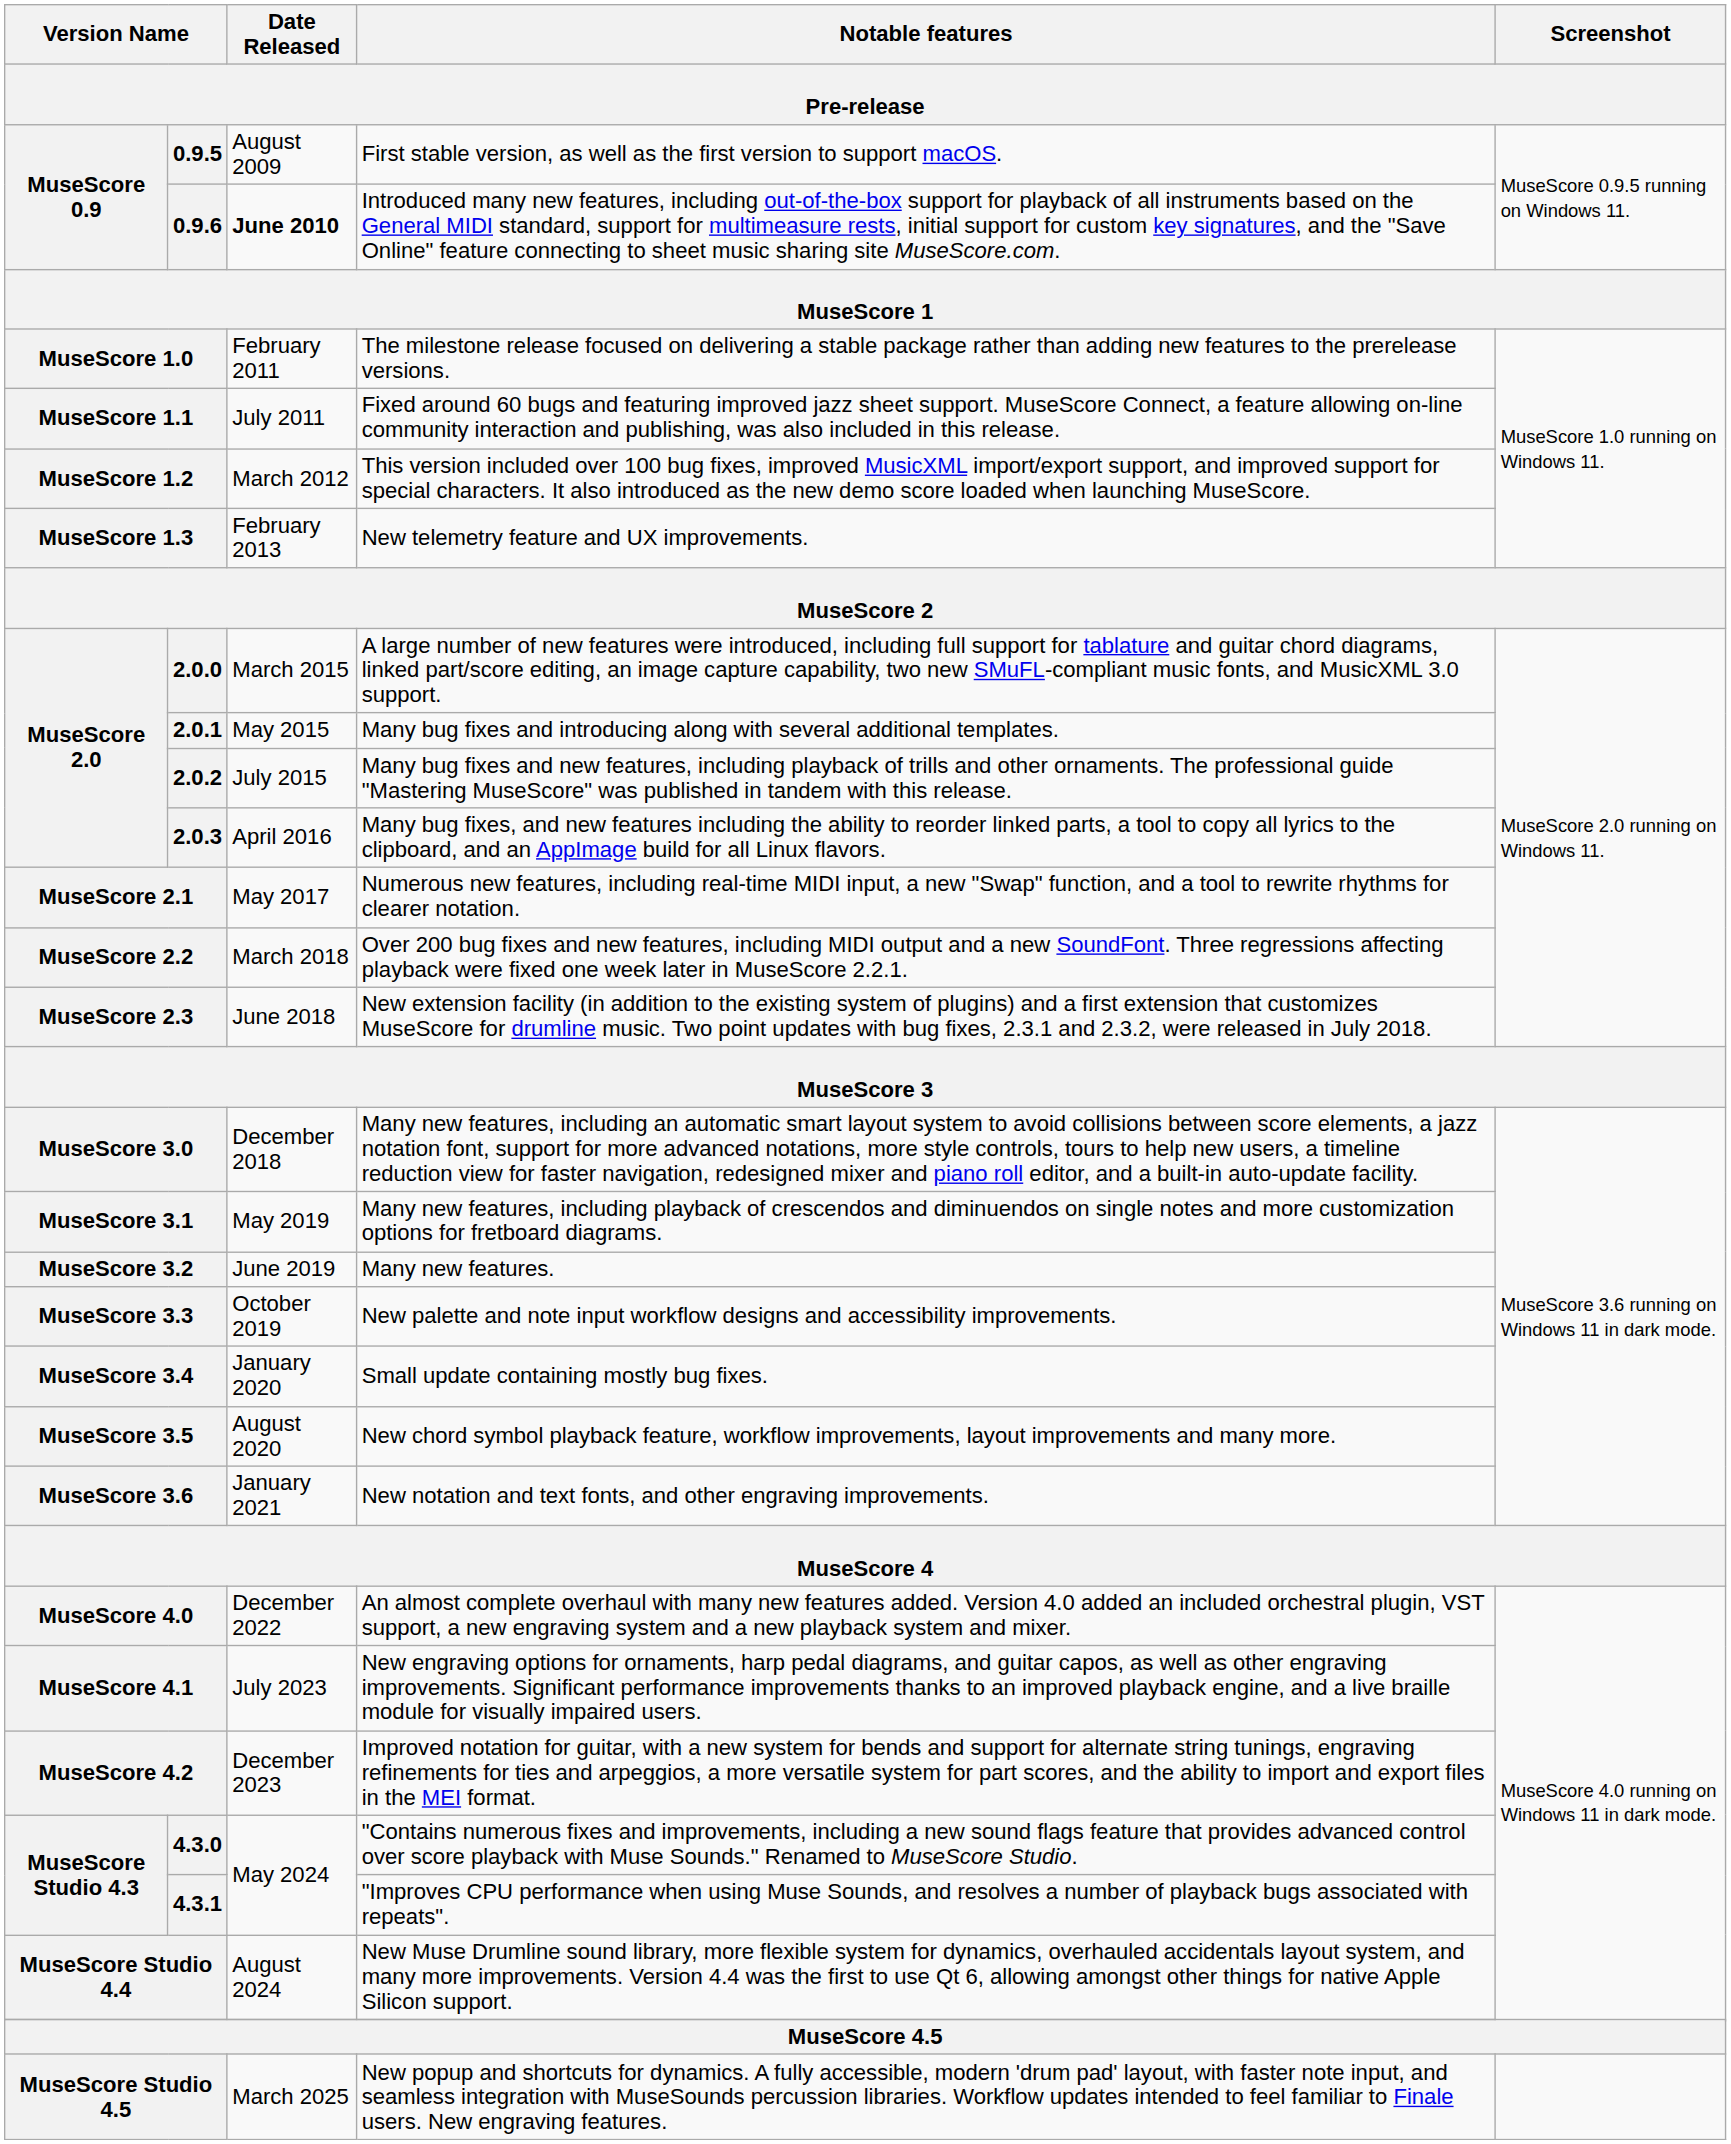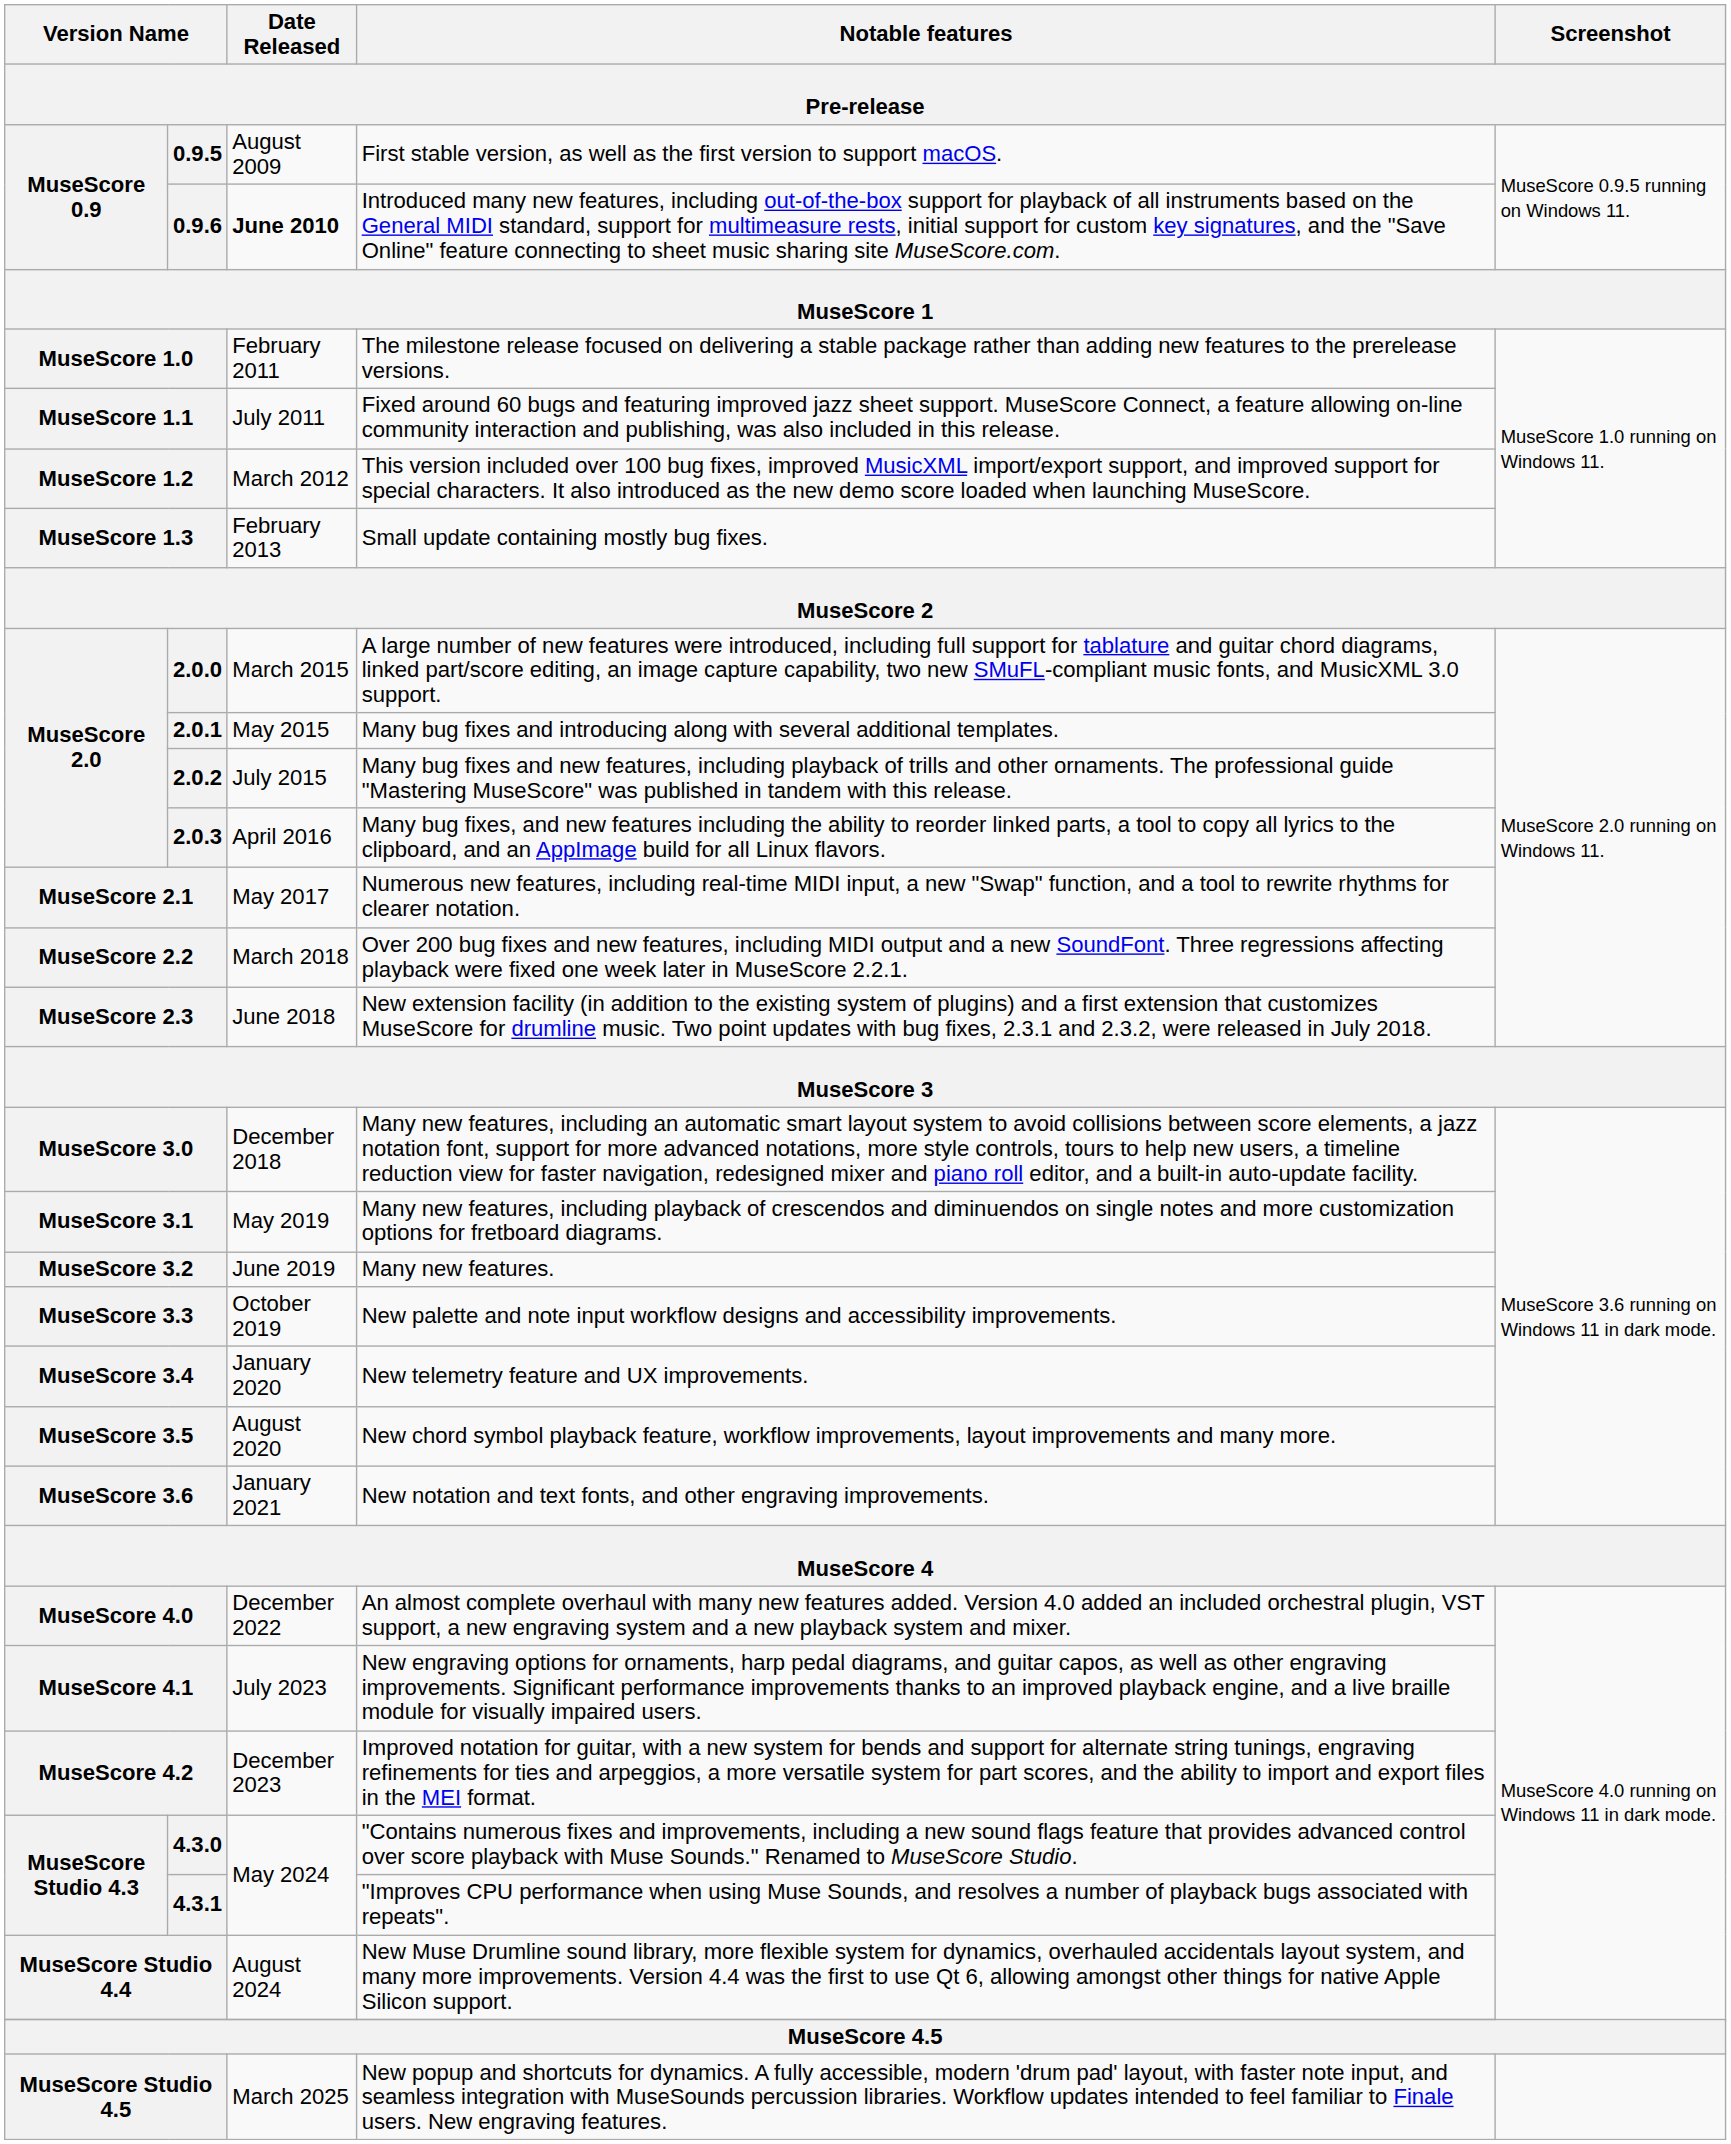(585, 538) New telemetry feature and UX improvements. -> (565, 538) Small update containing mostly bug fixes.
(565, 1376) Small update containing mostly bug fixes. -> (585, 1376) New telemetry feature and UX improvements.
